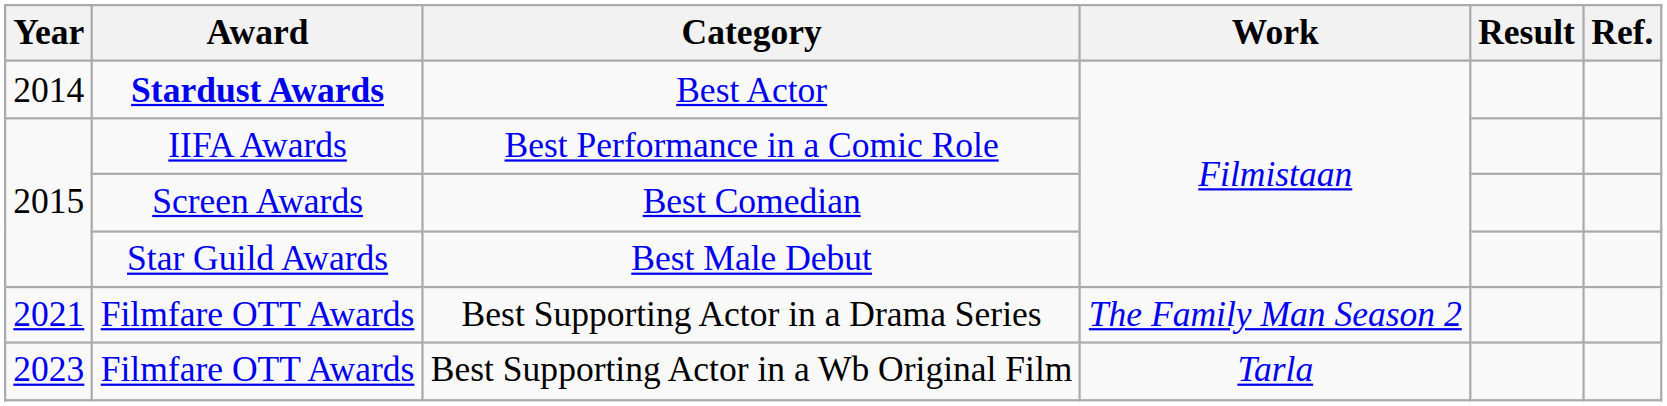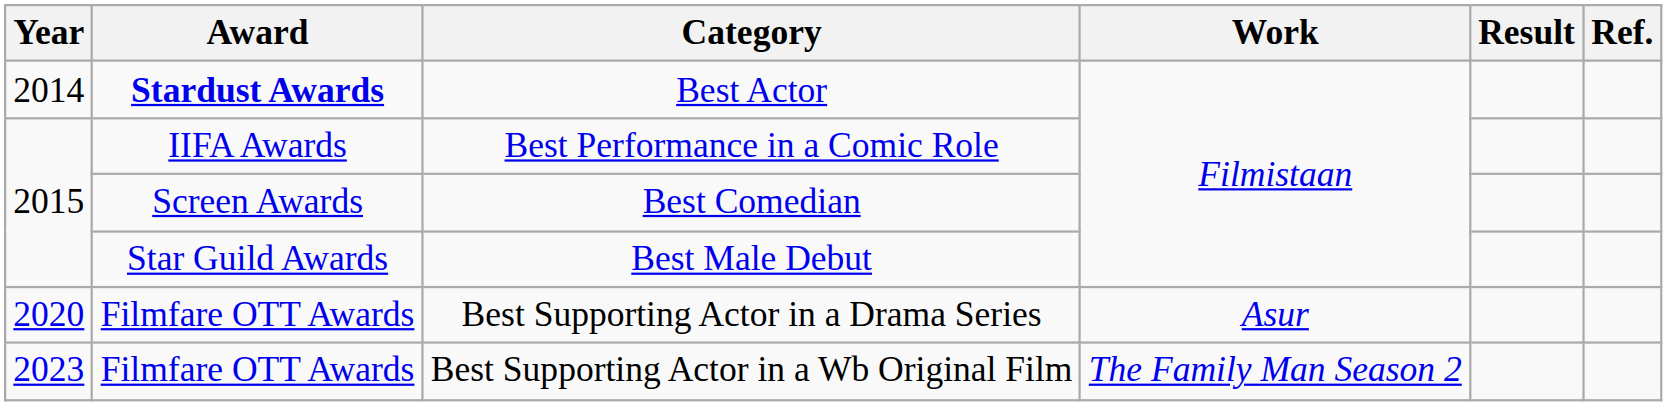+ row: (49, 314)
- row: (49, 314)
(1275, 370) Tarla -> (1275, 370) The Family Man Season 2
